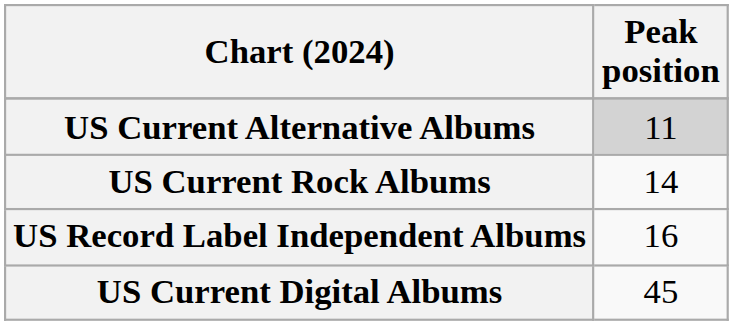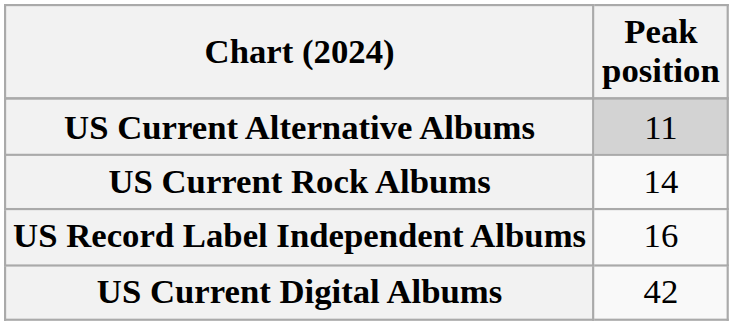(661, 291) 45 -> (661, 291) 42
